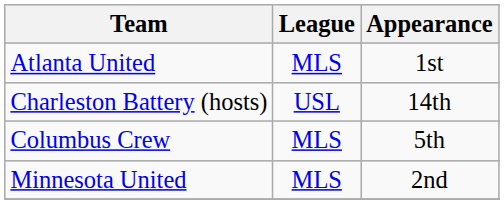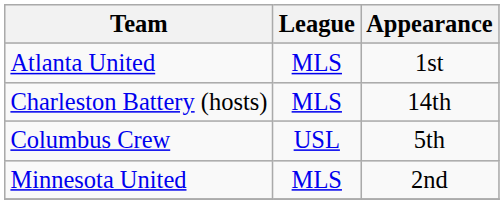(317, 101) USL -> (317, 101) MLS
(317, 140) MLS -> (317, 140) USL
